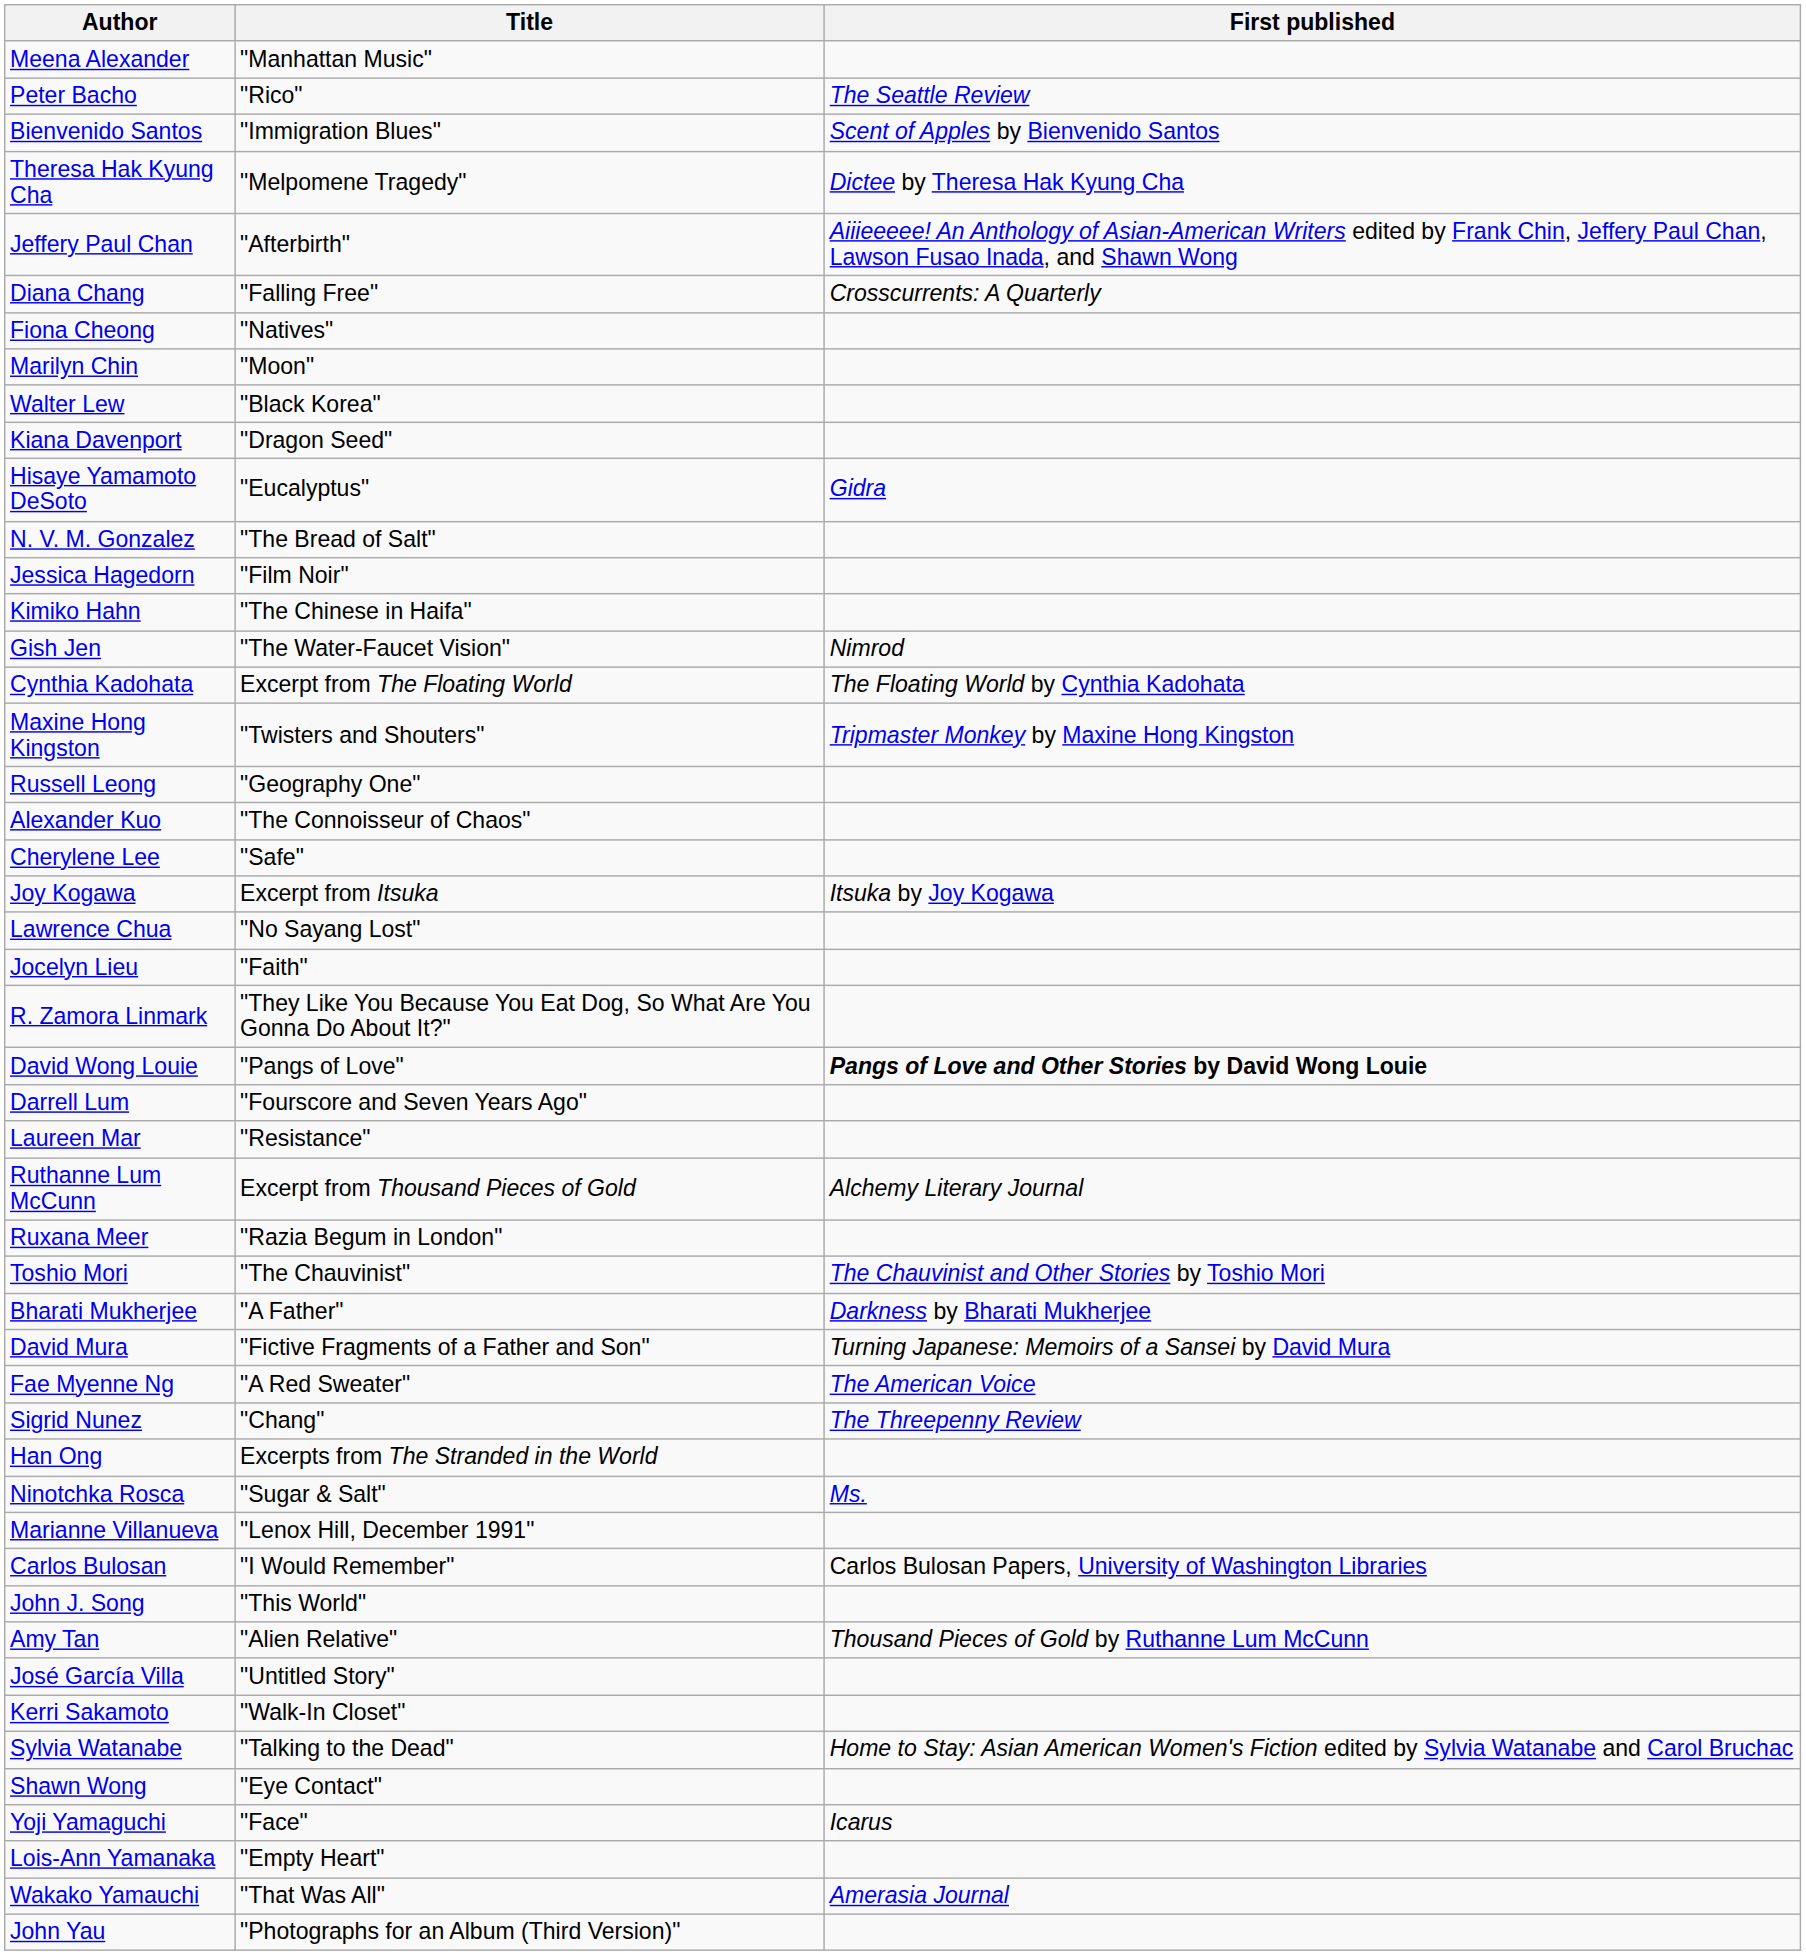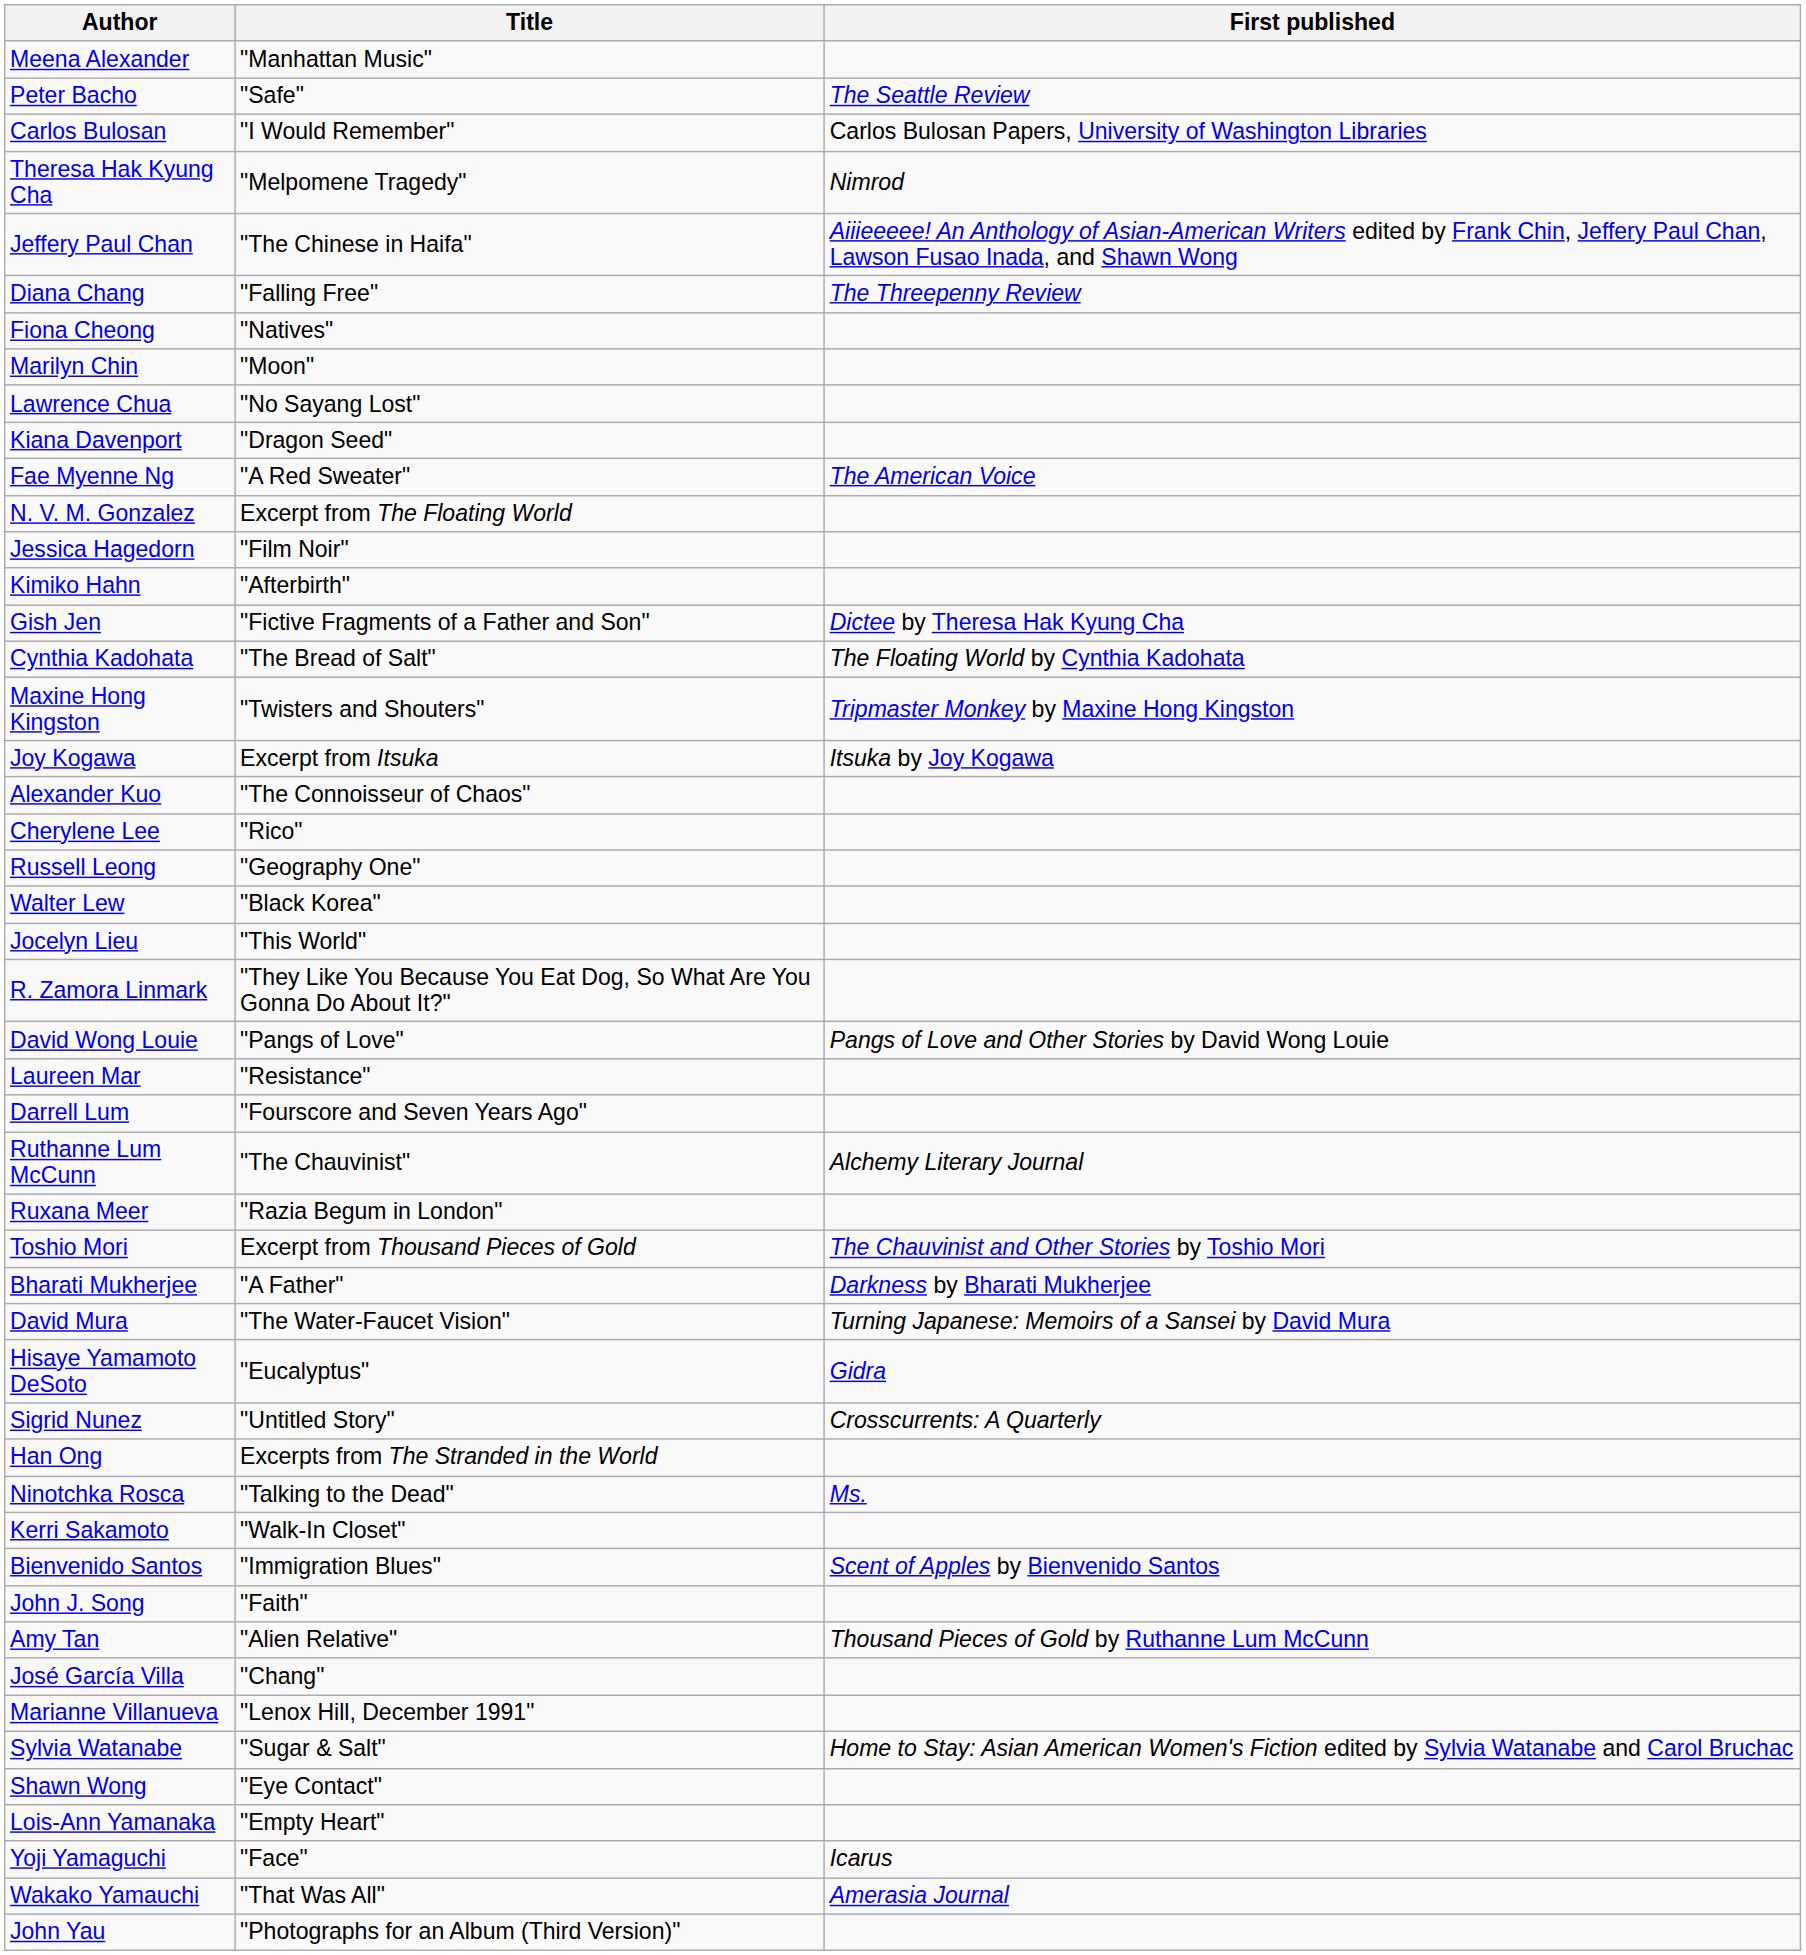(271, 95) "Rico" -> (272, 95) "Safe"
rows swapped: (88, 1566) <-> (106, 132)
(1007, 181) Dictee by Theresa Hak Kyung Cha -> (867, 181) Nimrod
(295, 244) "Afterbirth" -> (356, 244) "The Chinese in Haifa"
(965, 293) Crosscurrents: A Quarterly -> (955, 293) The Threepenny Review
rows swapped: (91, 930) <-> (67, 403)
rows swapped: (103, 489) <-> (92, 1384)
(338, 539) "The Bread of Salt" -> (406, 513) Excerpt from The Floating World
(356, 612) "The Chinese in Haifa" -> (295, 586) "Afterbirth"
(375, 648) "The Water-Faucet Vision" -> (445, 622) "Fictive Fragments of a Father and Son"
(867, 648) Nimrod -> (1007, 622) Dictee by Theresa Hak Kyung Cha
(406, 685) Excerpt from The Floating World -> (338, 659) "The Bread of Salt"
rows swapped: (73, 893) <-> (83, 784)
(272, 857) "Safe" -> (271, 831) "Rico"
(274, 966) "Faith" -> (303, 940) "This World"
(1128, 1065) bold -> (1109, 1039) normal
rows swapped: (70, 1102) <-> (75, 1138)
(438, 1188) Excerpt from Thousand Pieces of Gold -> (325, 1162) "The Chauvinist"
(325, 1274) "The Chauvinist" -> (438, 1248) Excerpt from Thousand Pieces of Gold
(445, 1347) "Fictive Fragments of a Father and Son" -> (375, 1321) "The Water-Faucet Vision"
(282, 1420) "Chang" -> (317, 1420) "Untitled Story"
(955, 1420) The Threepenny Review -> (965, 1420) Crosscurrents: A Quarterly
(313, 1493) "Sugar & Salt" -> (347, 1493) "Talking to the Dead"
rows swapped: (89, 1712) <-> (114, 1530)
(303, 1603) "This World" -> (274, 1603) "Faith"
(317, 1676) "Untitled Story" -> (282, 1676) "Chang"
(347, 1749) "Talking to the Dead" -> (313, 1749) "Sugar & Salt"
rows swapped: (88, 1822) <-> (113, 1859)
